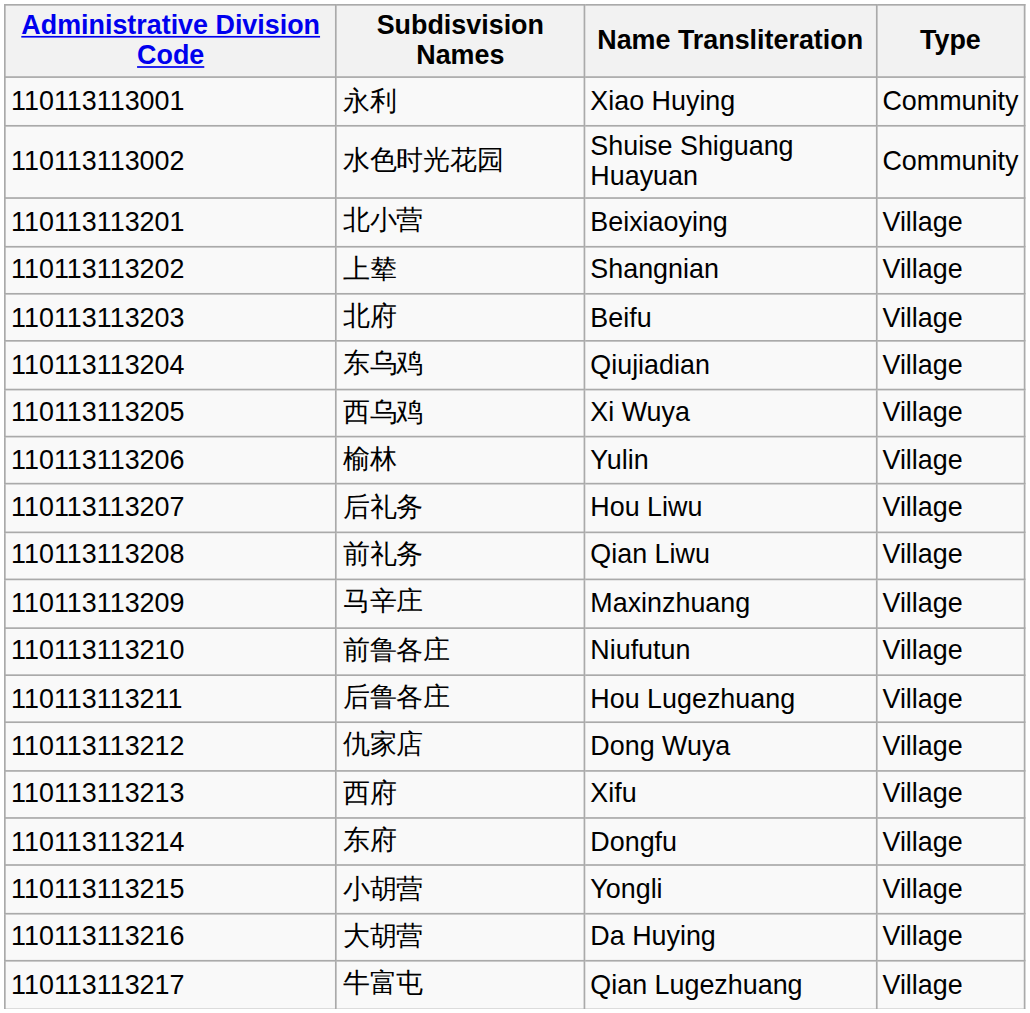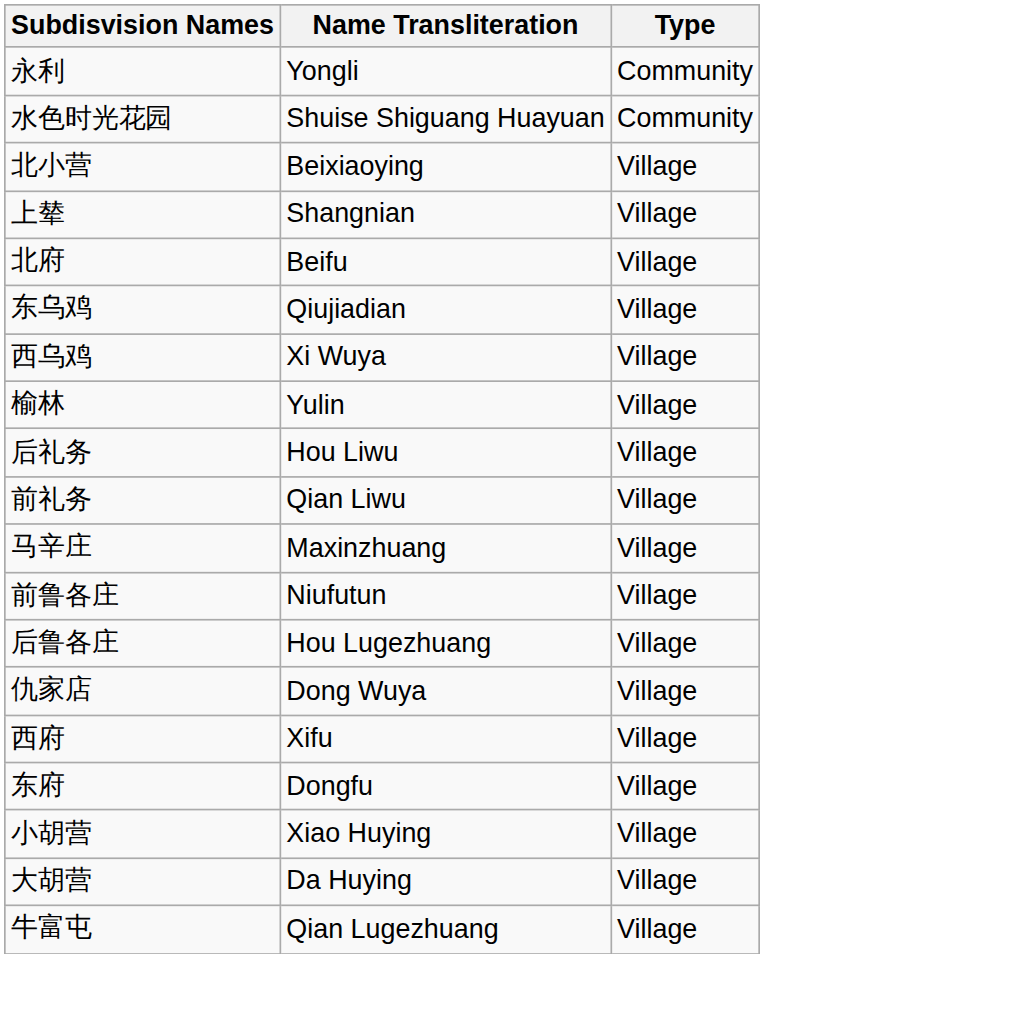- column: (171, 40)
(663, 101) Xiao Huying -> (322, 70) Yongli
(626, 889) Yongli -> (359, 833) Xiao Huying
